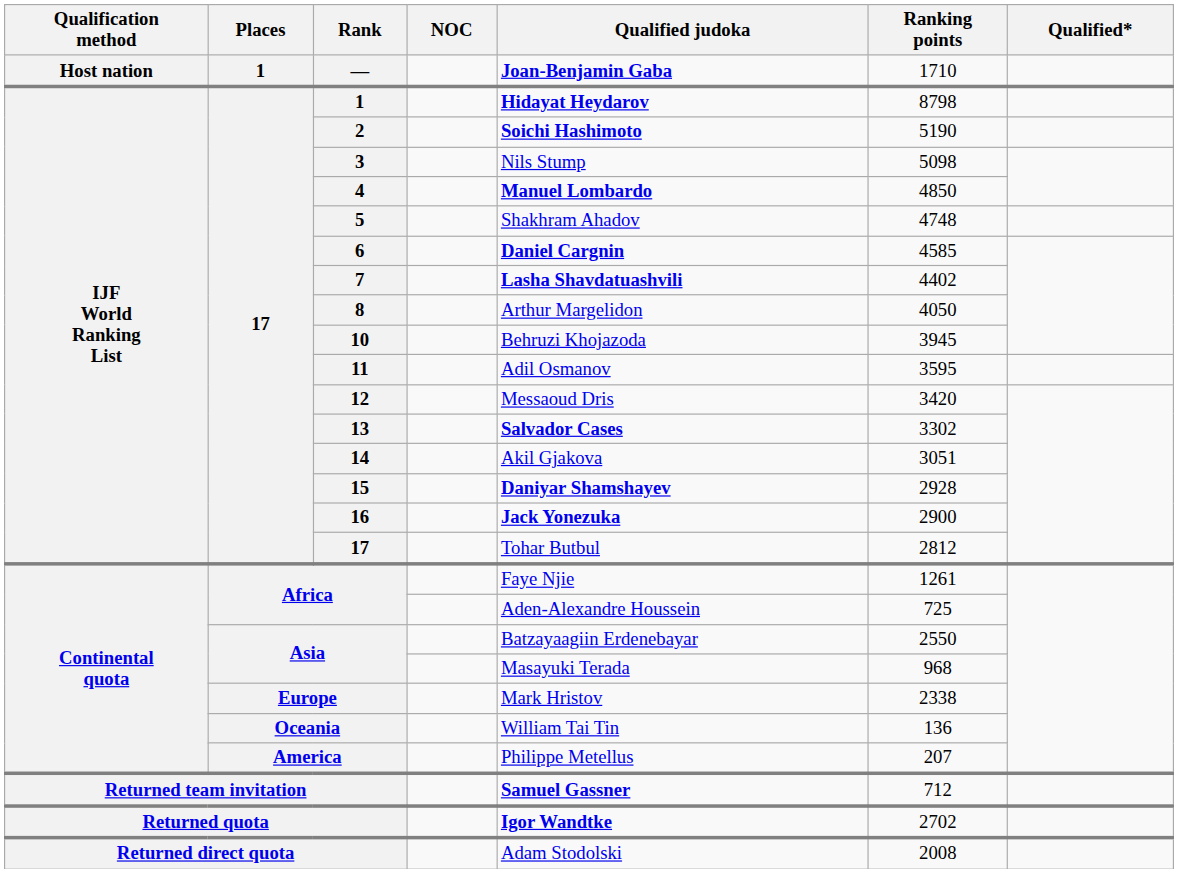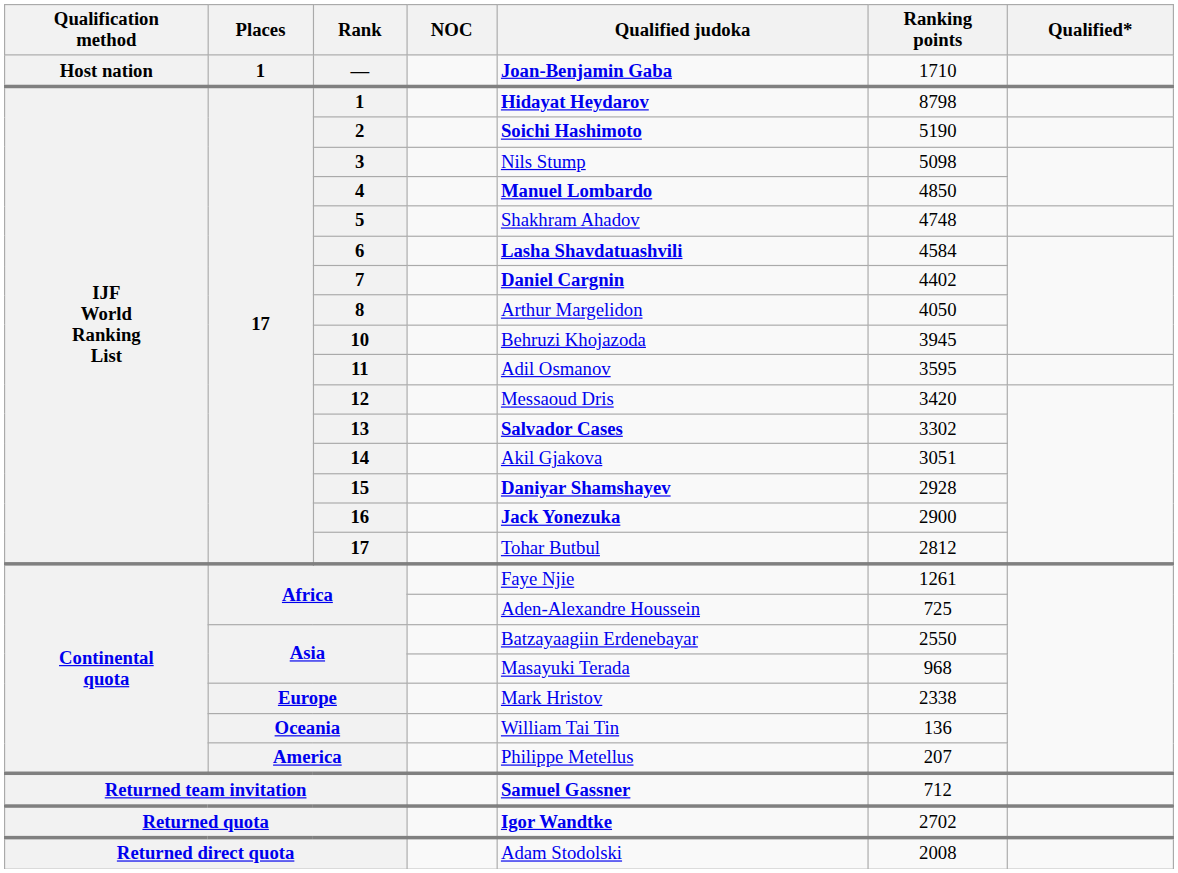(563, 250) Daniel Cargnin -> (592, 250) Lasha Shavdatuashvili
(938, 250) 4585 -> (938, 250) 4584
(592, 280) Lasha Shavdatuashvili -> (563, 280) Daniel Cargnin
